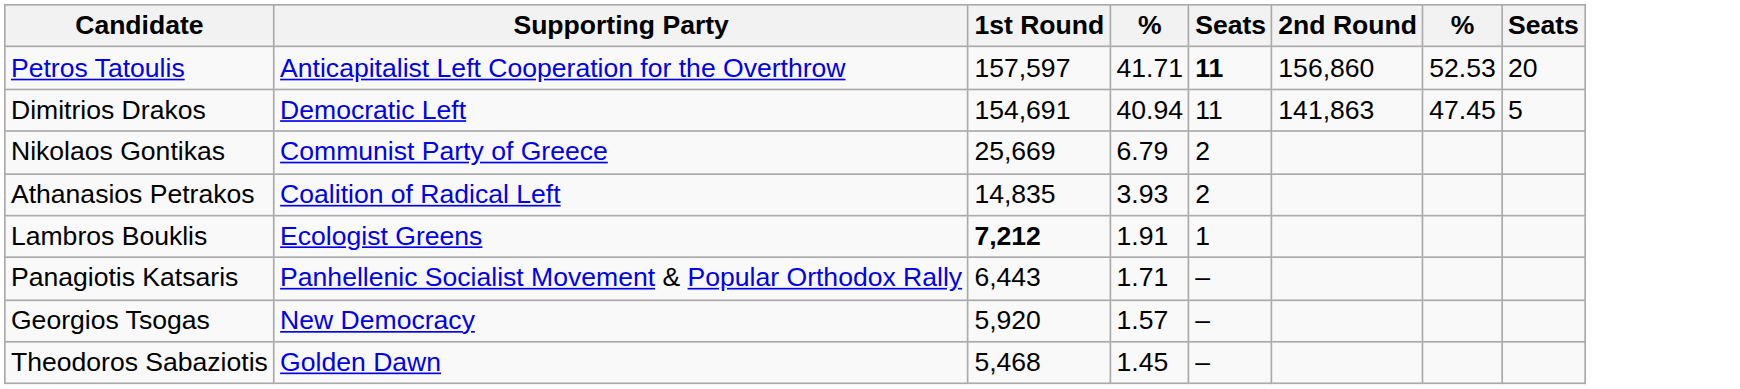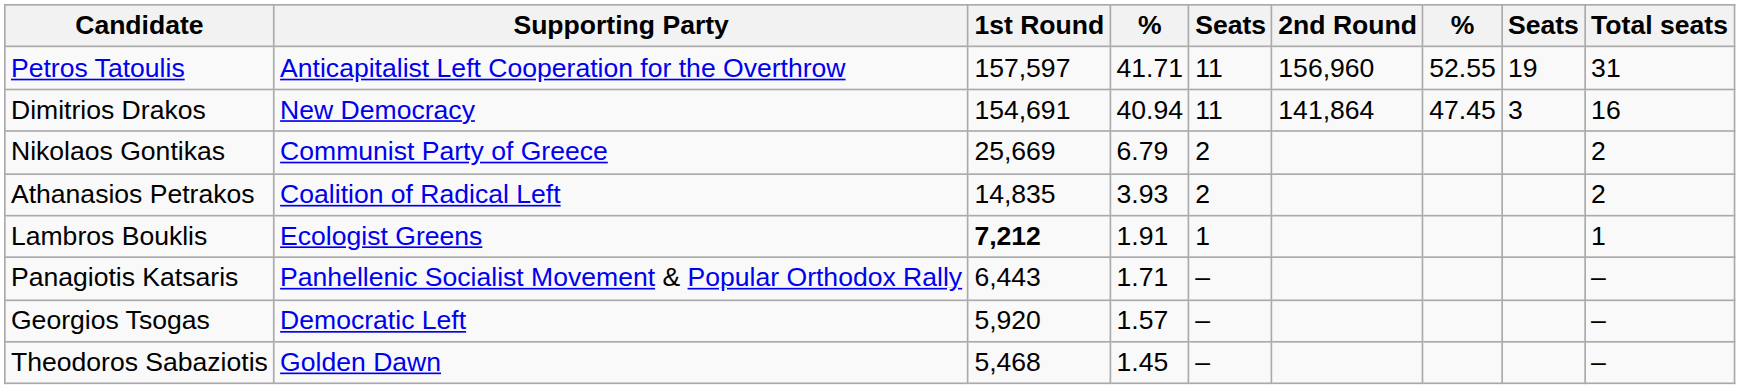+ column: (1660, 25)
(1209, 67) bold -> (1209, 67) normal
(1326, 67) 156,860 -> (1326, 67) 156,960
(1463, 67) 52.53 -> (1463, 67) 52.55
(1523, 67) 20 -> (1523, 67) 19
(373, 109) Democratic Left -> (378, 109) New Democracy
(1326, 109) 141,863 -> (1326, 109) 141,864
(1515, 109) 5 -> (1515, 109) 3
(378, 320) New Democracy -> (373, 320) Democratic Left
